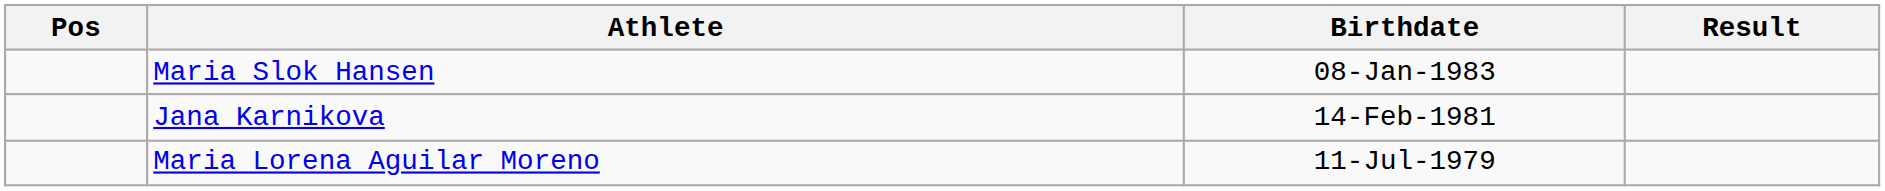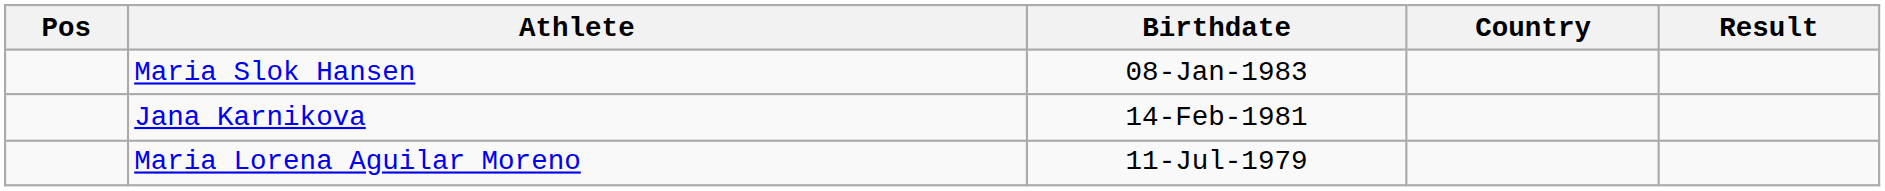+ column: (1533, 28)
